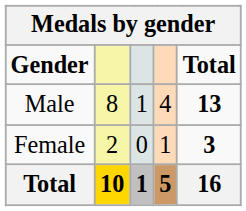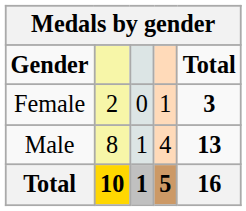rows swapped: (50, 104) <-> (50, 144)
